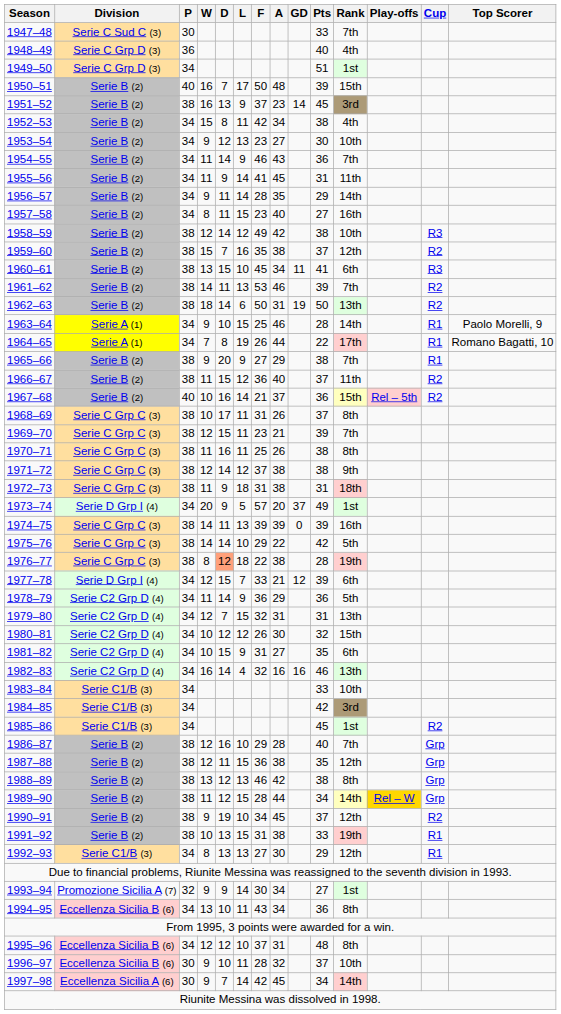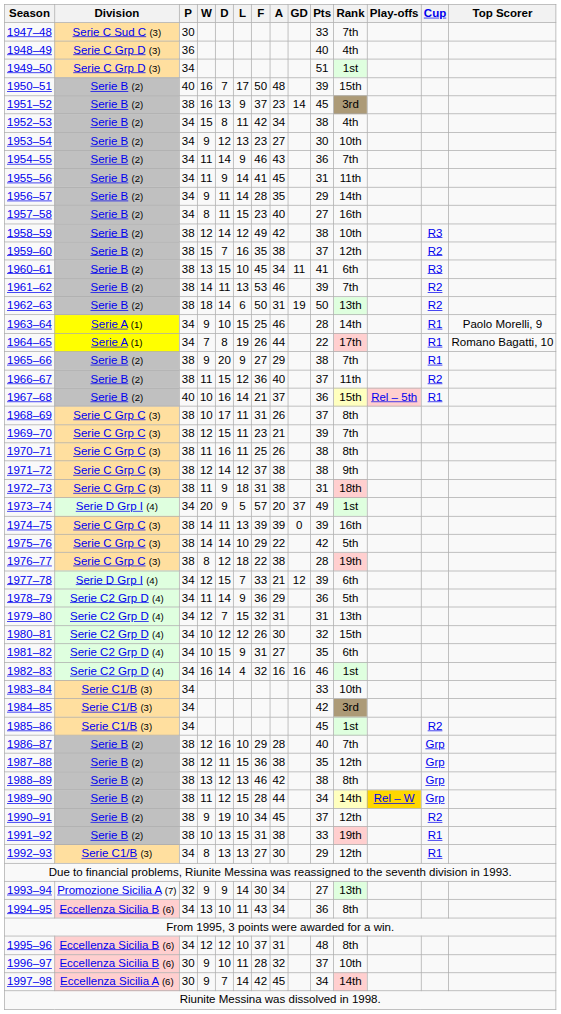(435, 397) R2 -> (435, 397) R1
(224, 561) lightsalmon background -> (224, 561) no background
(350, 671) 13th -> (350, 671) 1st
(350, 890) 1st -> (350, 890) 13th
